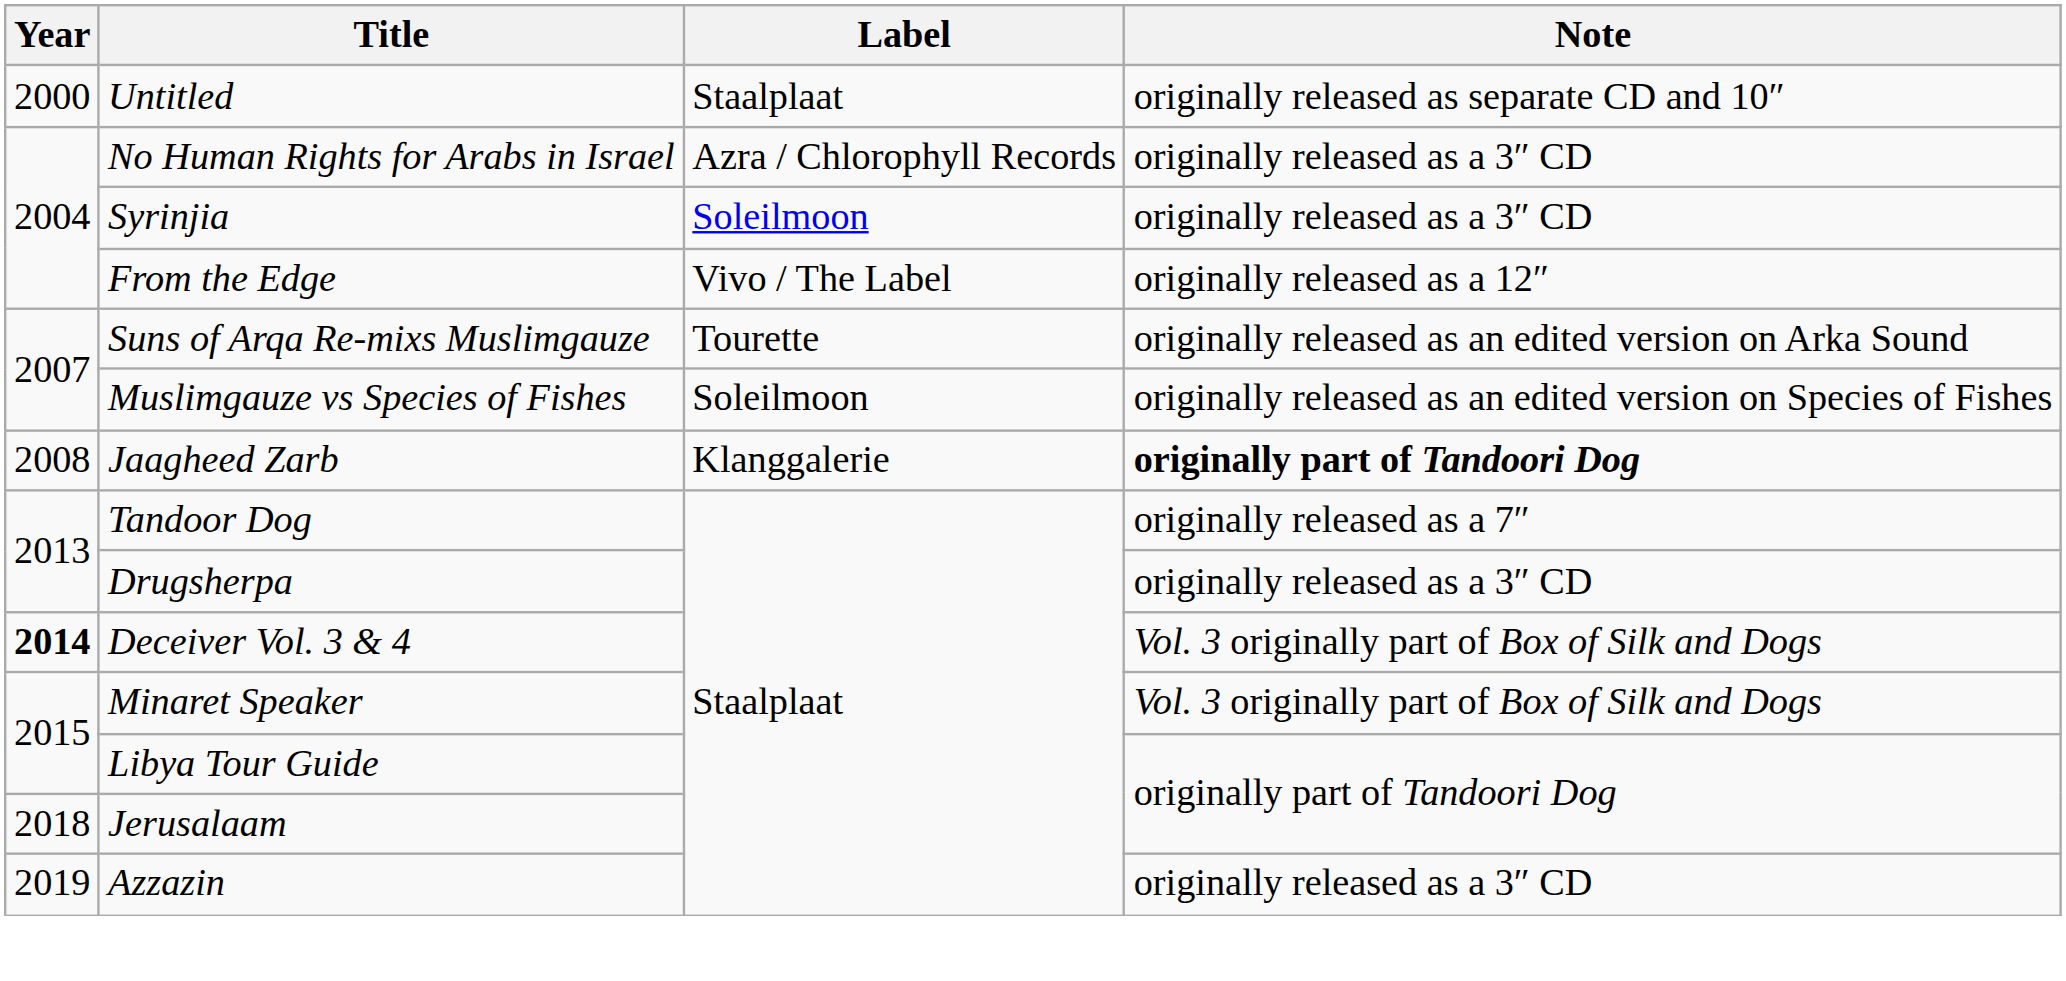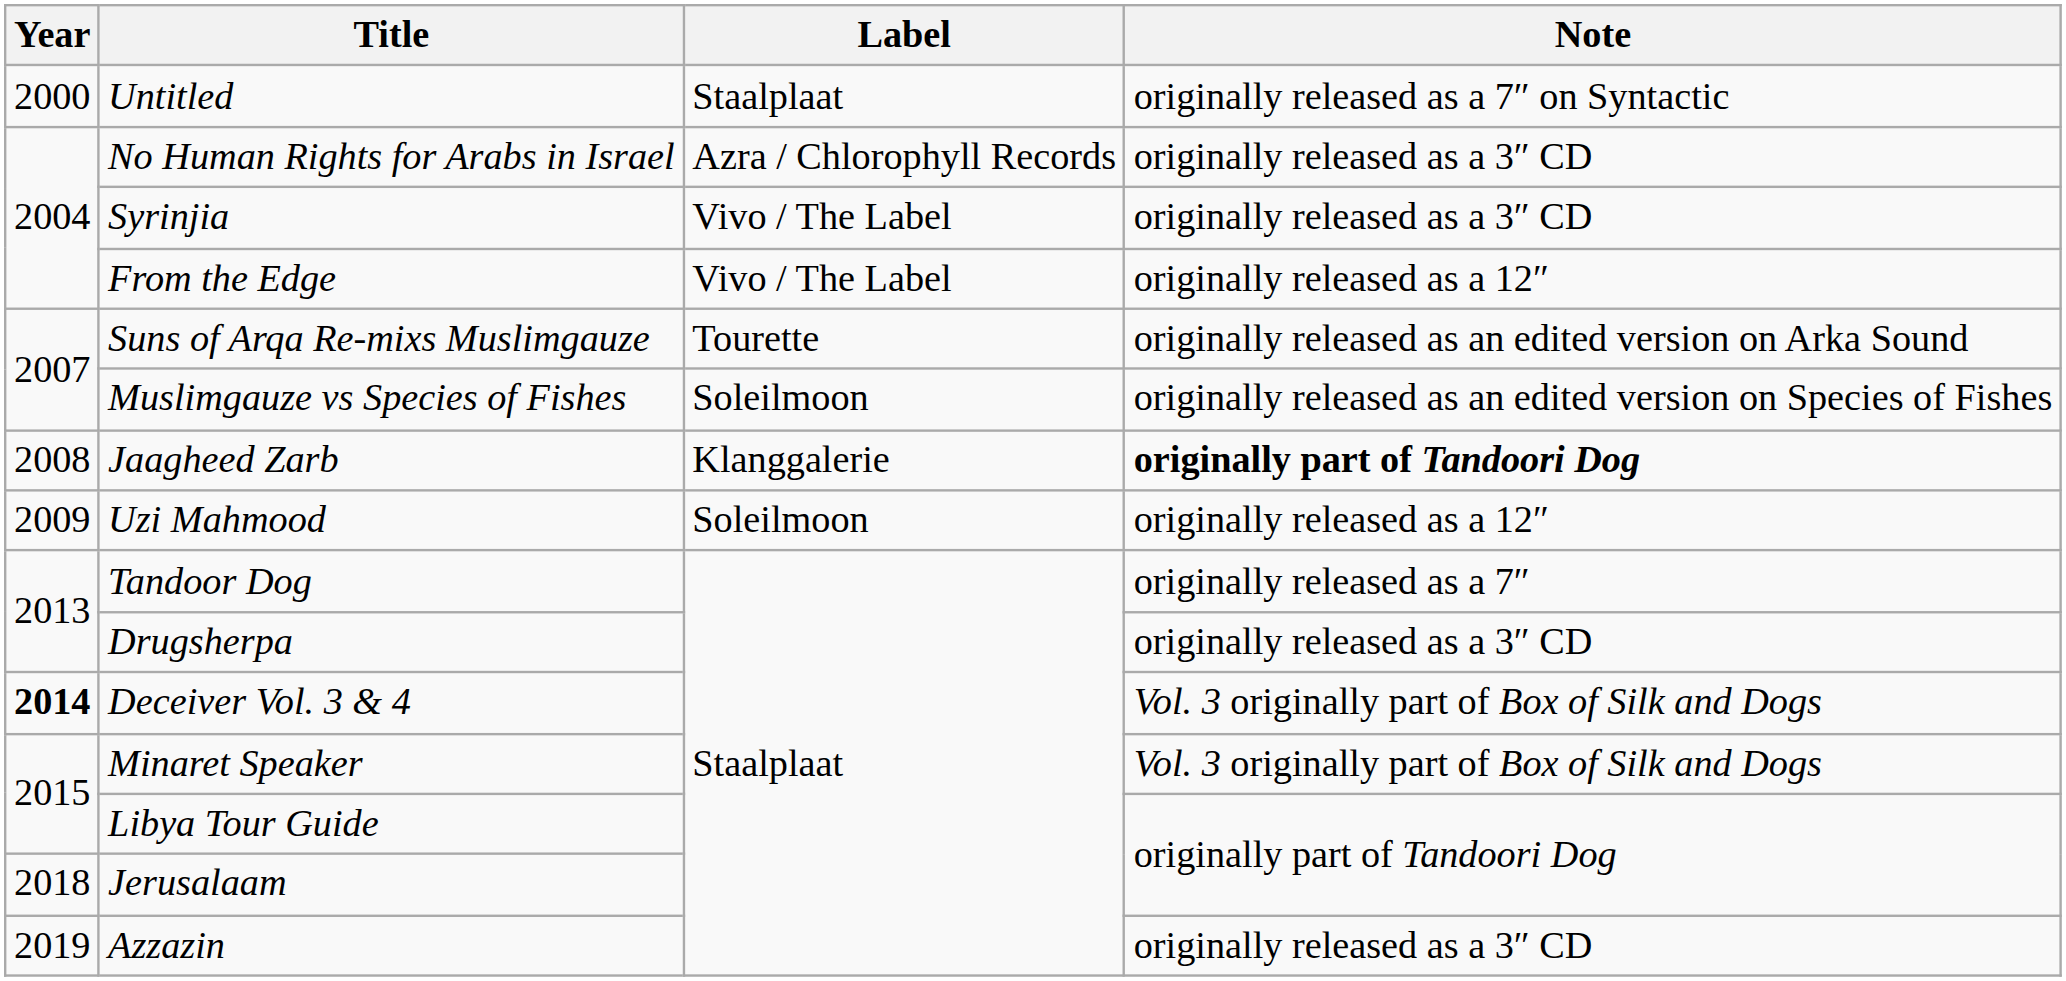(1459, 95) originally released as separate CD and 10″ -> (1432, 95) originally released as a 7″ on Syntactic
(780, 216) Soleilmoon -> (822, 216) Vivo / The Label
+ row: (217, 519)
